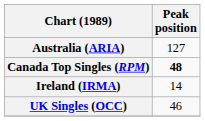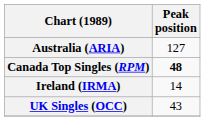(176, 106) 46 -> (176, 106) 43
